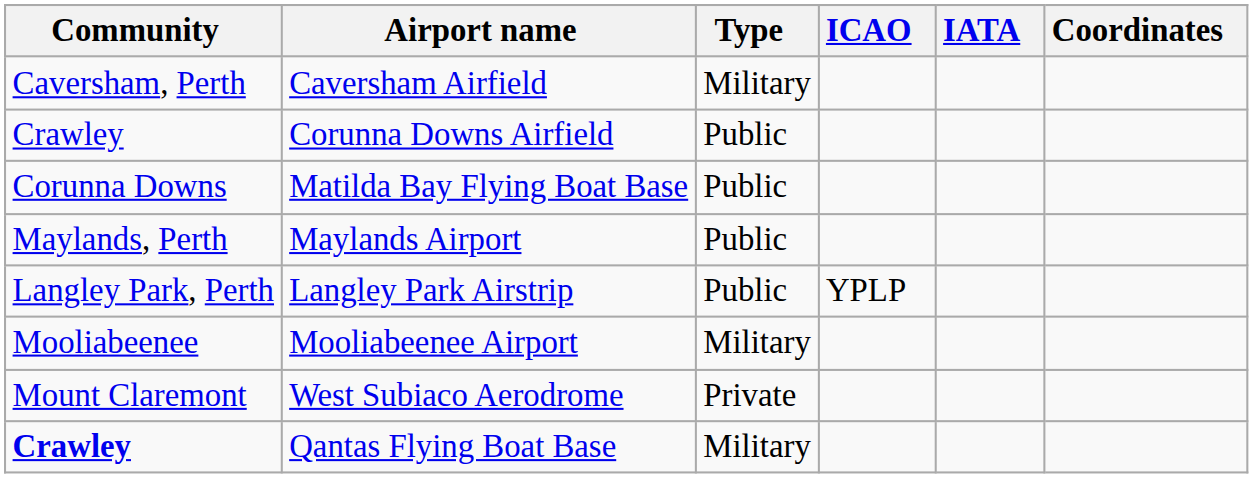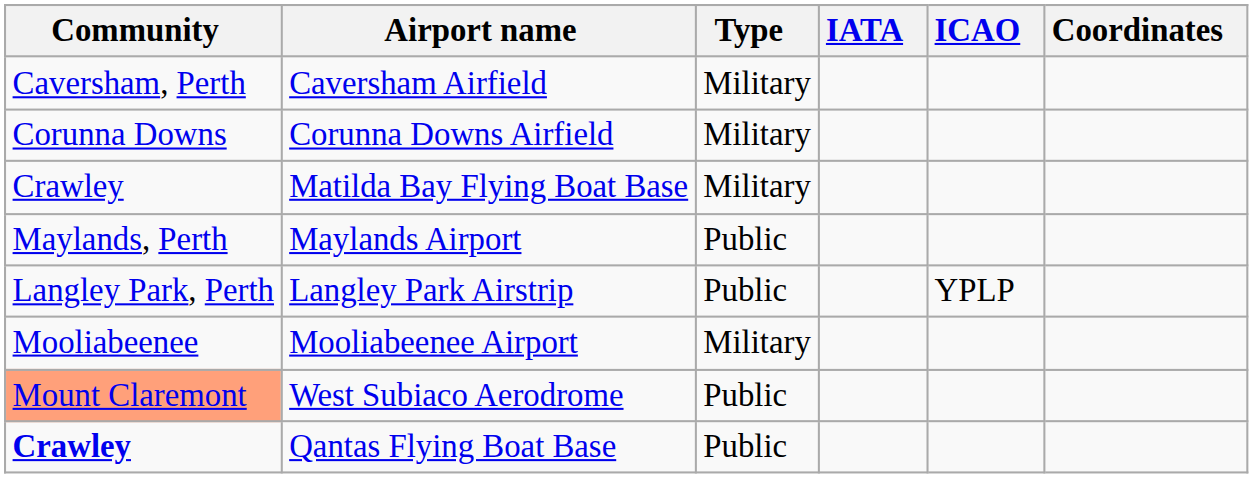columns swapped: (877, 30) <-> (990, 30)
(68, 134) Crawley -> (120, 134) Corunna Downs
(745, 134) Public -> (757, 134) Military
(120, 186) Corunna Downs -> (68, 186) Crawley
(745, 186) Public -> (757, 186) Military
(130, 394) no background -> (130, 394) lightsalmon background
(750, 394) Private -> (745, 394) Public
(757, 446) Military -> (745, 446) Public
